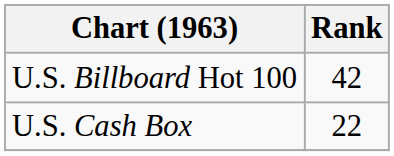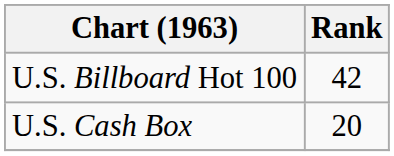(347, 125) 22 -> (347, 125) 20
